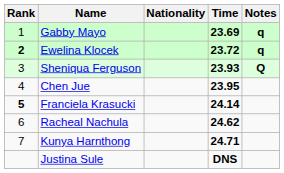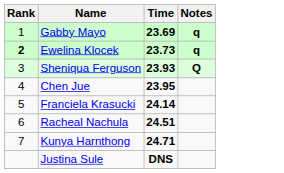- column: (176, 13)
(225, 50) 23.72 -> (161, 50) 23.73
(21, 104) bold -> (21, 104) normal
(225, 123) 24.62 -> (161, 123) 24.51
